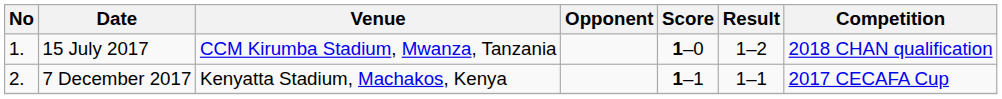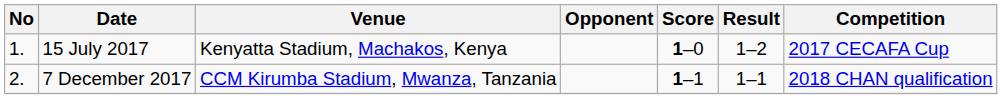(378, 49) CCM Kirumba Stadium, Mwanza, Tanzania -> (353, 49) Kenyatta Stadium, Machakos, Kenya
(891, 49) 2018 CHAN qualification -> (869, 49) 2017 CECAFA Cup
(353, 78) Kenyatta Stadium, Machakos, Kenya -> (378, 78) CCM Kirumba Stadium, Mwanza, Tanzania
(869, 78) 2017 CECAFA Cup -> (891, 78) 2018 CHAN qualification
